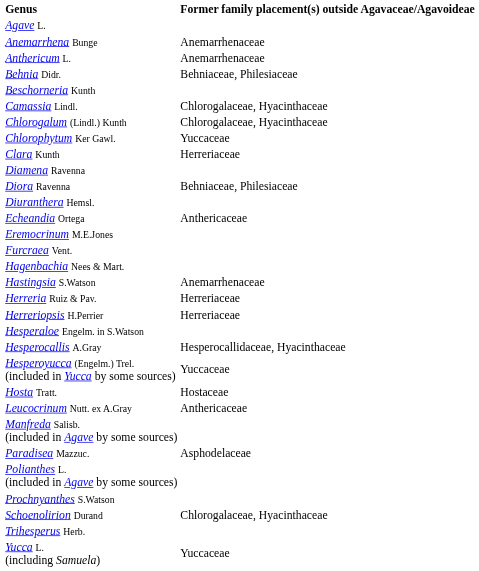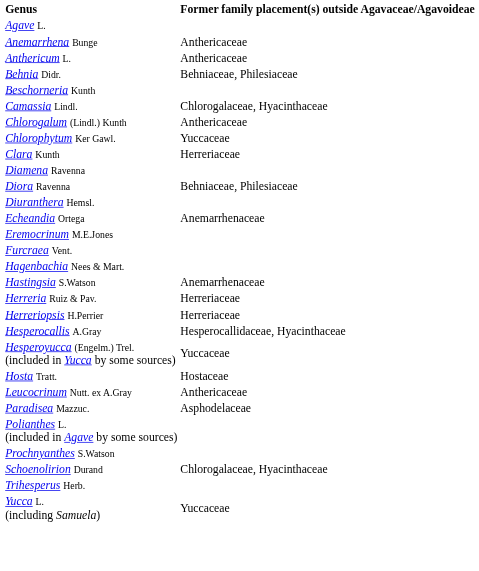(223, 42) Anemarrhenaceae -> (214, 42) Anthericaceae
(223, 58) Anemarrhenaceae -> (214, 58) Anthericaceae
(254, 122) Chlorogalaceae, Hyacinthaceae -> (214, 122) Anthericaceae
(214, 218) Anthericaceae -> (223, 218) Anemarrhenaceae
- row: (75, 331)
- row: (91, 431)
